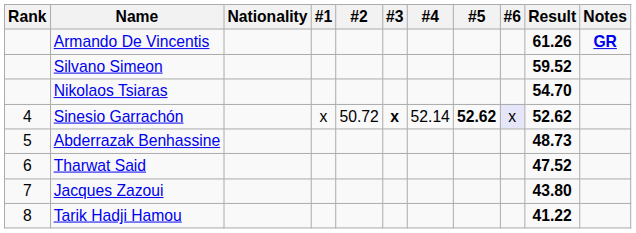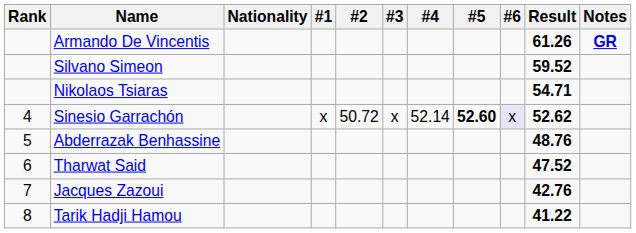(552, 91) 54.70 -> (552, 91) 54.71
(395, 116) bold -> (395, 116) normal
(477, 116) 52.62 -> (477, 116) 52.60
(552, 141) 48.73 -> (552, 141) 48.76
(552, 191) 43.80 -> (552, 191) 42.76
